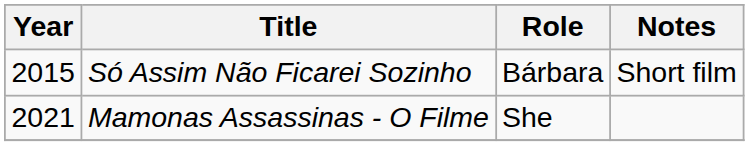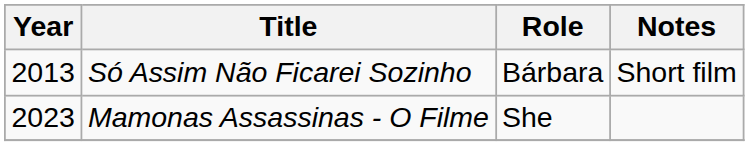(43, 72) 2015 -> (43, 72) 2013
(43, 117) 2021 -> (43, 117) 2023
